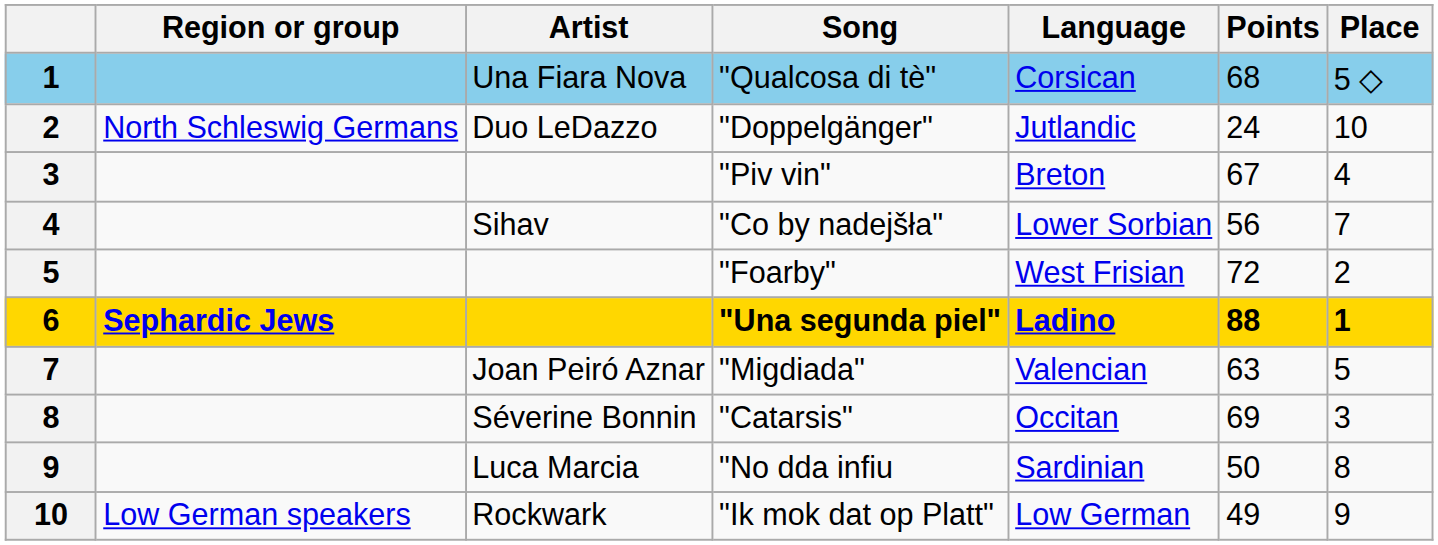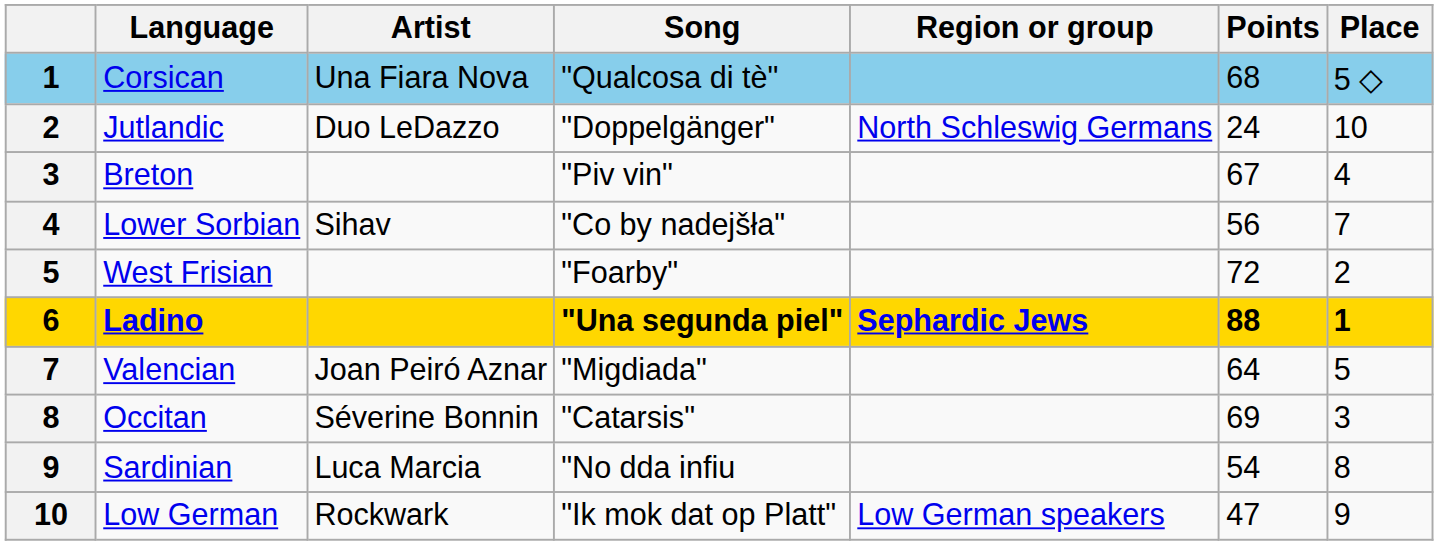columns swapped: (281, 28) <-> (1114, 28)
(1243, 369) 63 -> (1243, 369) 64
(1243, 466) 50 -> (1243, 466) 54
(1243, 515) 49 -> (1243, 515) 47
